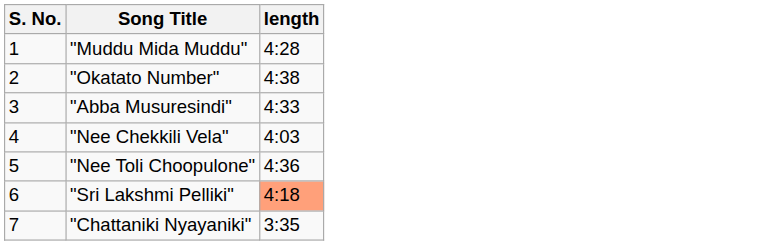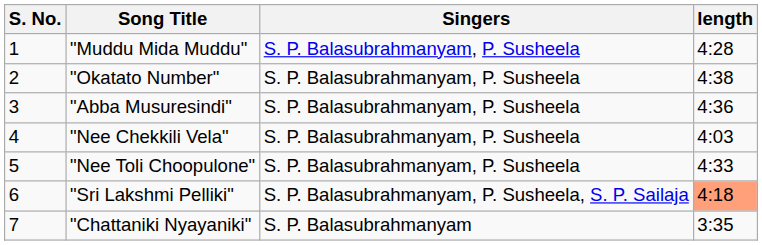+ column: (476, 19)
(282, 107) 4:33 -> (715, 107) 4:36
(282, 166) 4:36 -> (715, 166) 4:33
